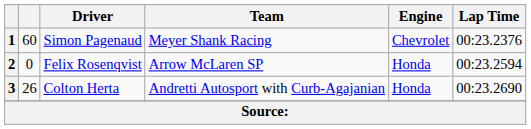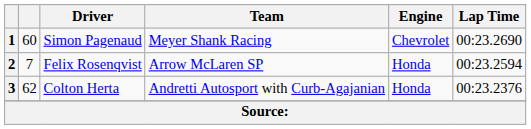(489, 40) 00:23.2376 -> (489, 40) 00:23.2690
(29, 64) 0 -> (29, 64) 7
(29, 88) 26 -> (29, 88) 62
(489, 88) 00:23.2690 -> (489, 88) 00:23.2376
